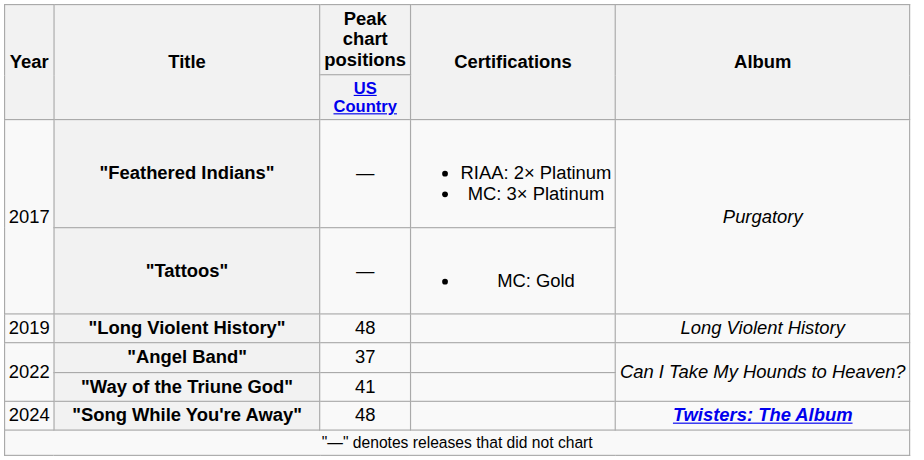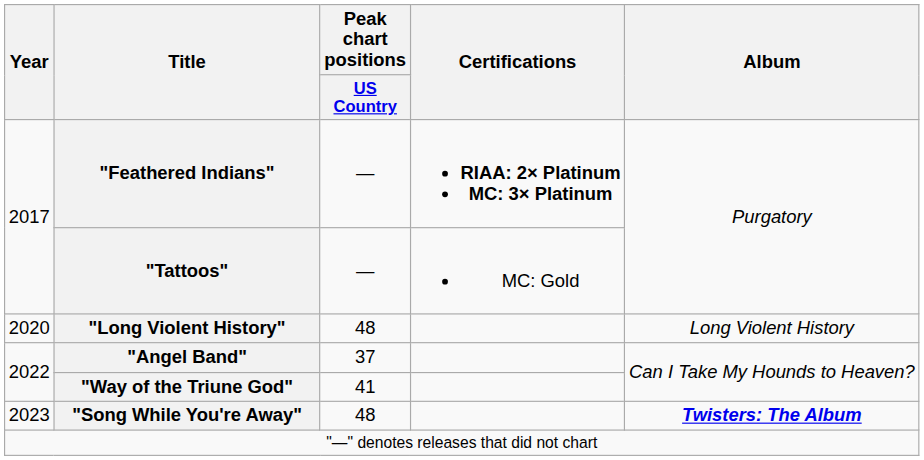(513, 184) normal -> (518, 184) bold
(29, 328) 2019 -> (29, 328) 2020
(29, 415) 2024 -> (29, 415) 2023
